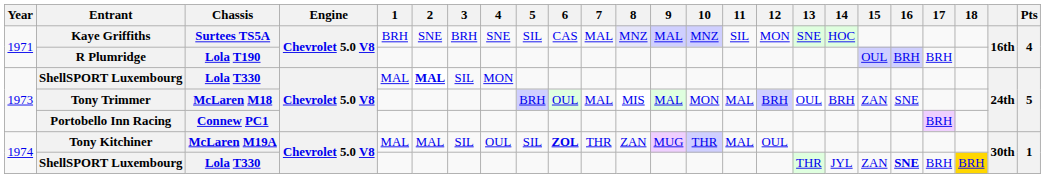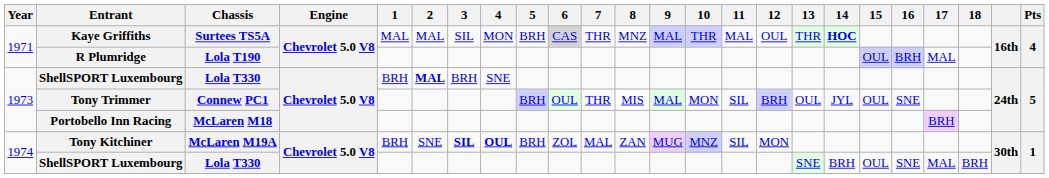(395, 36) BRH -> (395, 36) MAL
(430, 36) SNE -> (430, 36) MAL
(464, 36) BRH -> (464, 36) SIL
(498, 36) SNE -> (498, 36) MON
(532, 36) SIL -> (532, 36) BRH
(565, 36) no background -> (565, 36) lightgrey background
(599, 36) MAL -> (598, 36) THR
(633, 36) lavender background -> (633, 36) no background
(704, 36) MNZ -> (704, 36) THR
(740, 36) SIL -> (739, 36) MAL
(775, 36) MON -> (774, 36) OUL
(809, 36) SNE -> (808, 36) THR
(842, 36) normal -> (842, 36) bold
(939, 57) BRH -> (941, 57) MAL
(395, 78) MAL -> (395, 78) BRH
(464, 78) SIL -> (464, 78) BRH
(498, 78) MON -> (498, 78) SNE
(233, 100) McLaren M18 -> (233, 100) Connew PC1
(599, 100) MAL -> (598, 100) THR
(740, 100) MAL -> (739, 100) SIL
(842, 100) BRH -> (842, 100) JYL
(874, 100) ZAN -> (876, 100) OUL
(233, 121) Connew PC1 -> (233, 121) McLaren M18
(395, 142) MAL -> (395, 142) BRH
(430, 142) MAL -> (430, 142) SNE
(464, 142) normal -> (464, 142) bold
(498, 142) normal -> (498, 142) bold
(532, 142) SIL -> (532, 142) BRH
(565, 142) bold -> (565, 142) normal
(599, 142) THR -> (598, 142) MAL
(704, 142) THR -> (704, 142) MNZ
(740, 142) MAL -> (739, 142) SIL
(775, 142) OUL -> (774, 142) MON
(809, 163) THR -> (808, 163) SNE
(842, 163) JYL -> (842, 163) BRH
(874, 163) ZAN -> (876, 163) OUL
(907, 163) bold -> (908, 163) normal
(939, 163) BRH -> (941, 163) MAL
(971, 163) gold background -> (975, 163) no background
